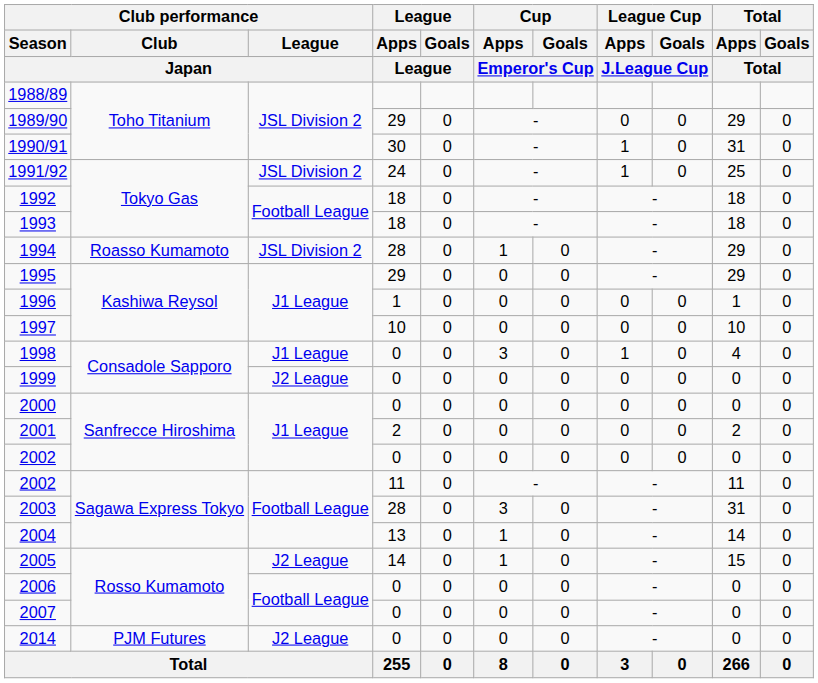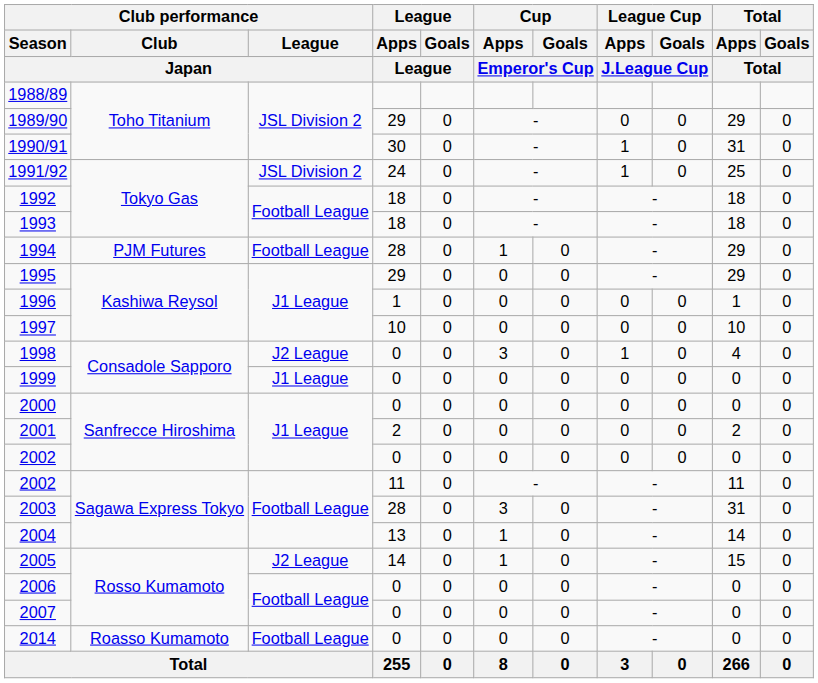(159, 250) Roasso Kumamoto -> (159, 250) PJM Futures
(310, 250) JSL Division 2 -> (310, 250) Football League
(310, 353) J1 League -> (310, 353) J2 League
(310, 379) J2 League -> (310, 379) J1 League
(159, 638) PJM Futures -> (159, 638) Roasso Kumamoto
(310, 638) J2 League -> (310, 638) Football League
